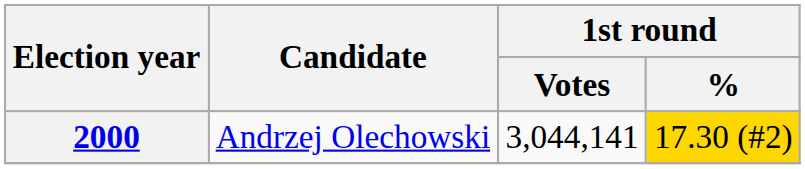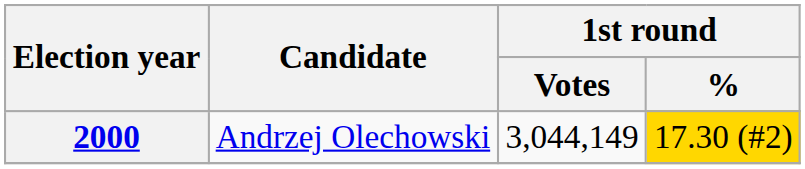(572, 136) 3,044,141 -> (572, 136) 3,044,149
